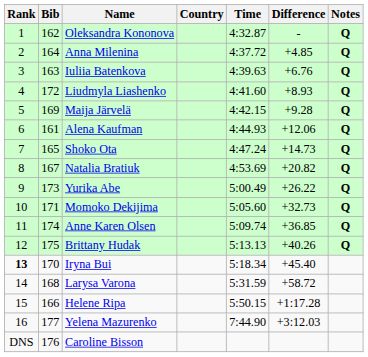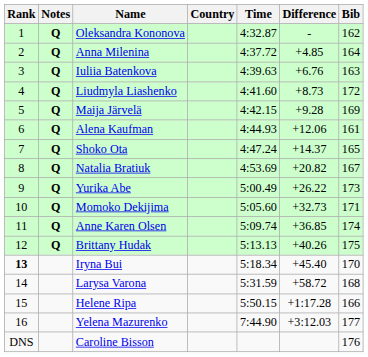columns swapped: (50, 14) <-> (346, 14)
(299, 91) +8.93 -> (309, 91) +8.73
(299, 149) +14.73 -> (309, 149) +14.37
